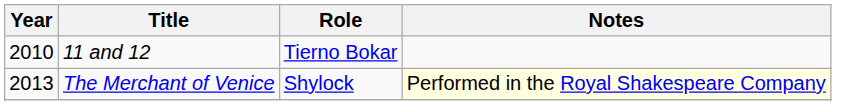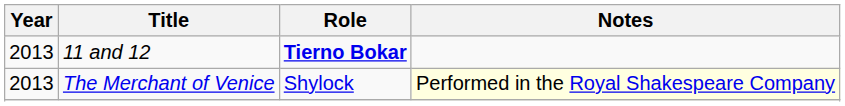(31, 52) 2010 -> (31, 52) 2013
(341, 52) normal -> (345, 52) bold
